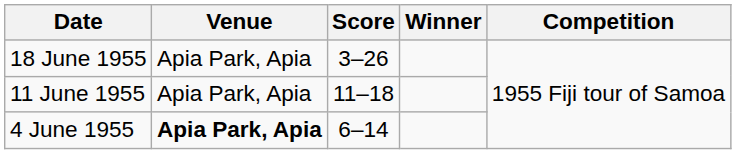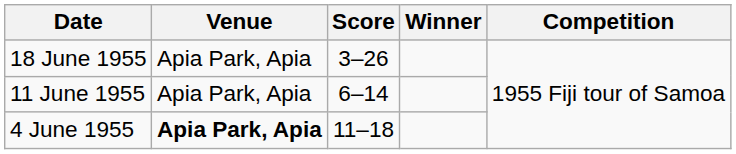(363, 93) 11–18 -> (363, 93) 6–14
(363, 129) 6–14 -> (363, 129) 11–18
